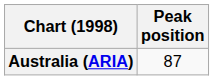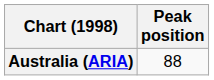(173, 61) 87 -> (173, 61) 88
